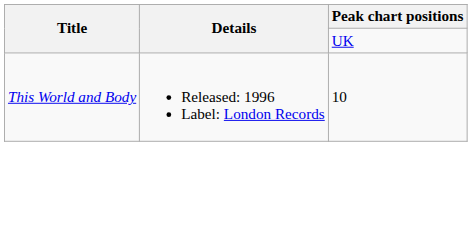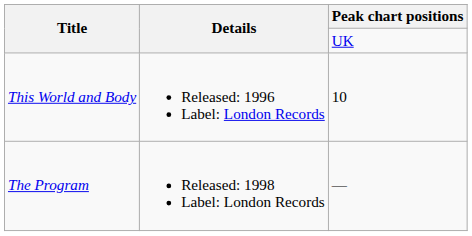+ row: (48, 185)
